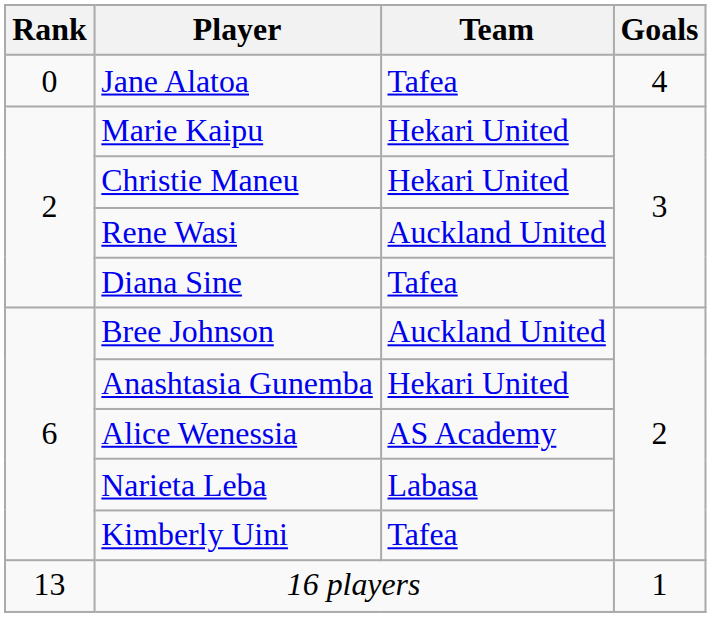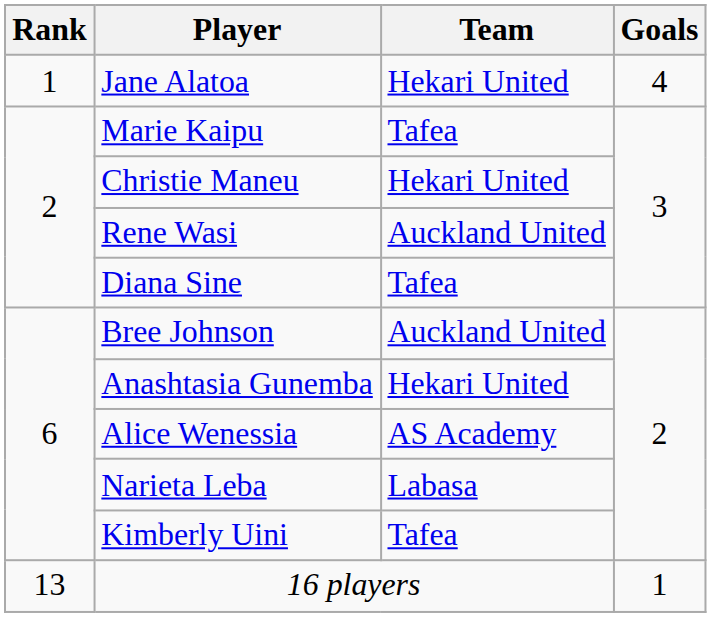(49, 80) 0 -> (49, 80) 1
(423, 80) Tafea -> (478, 80) Hekari United
(478, 130) Hekari United -> (423, 130) Tafea
